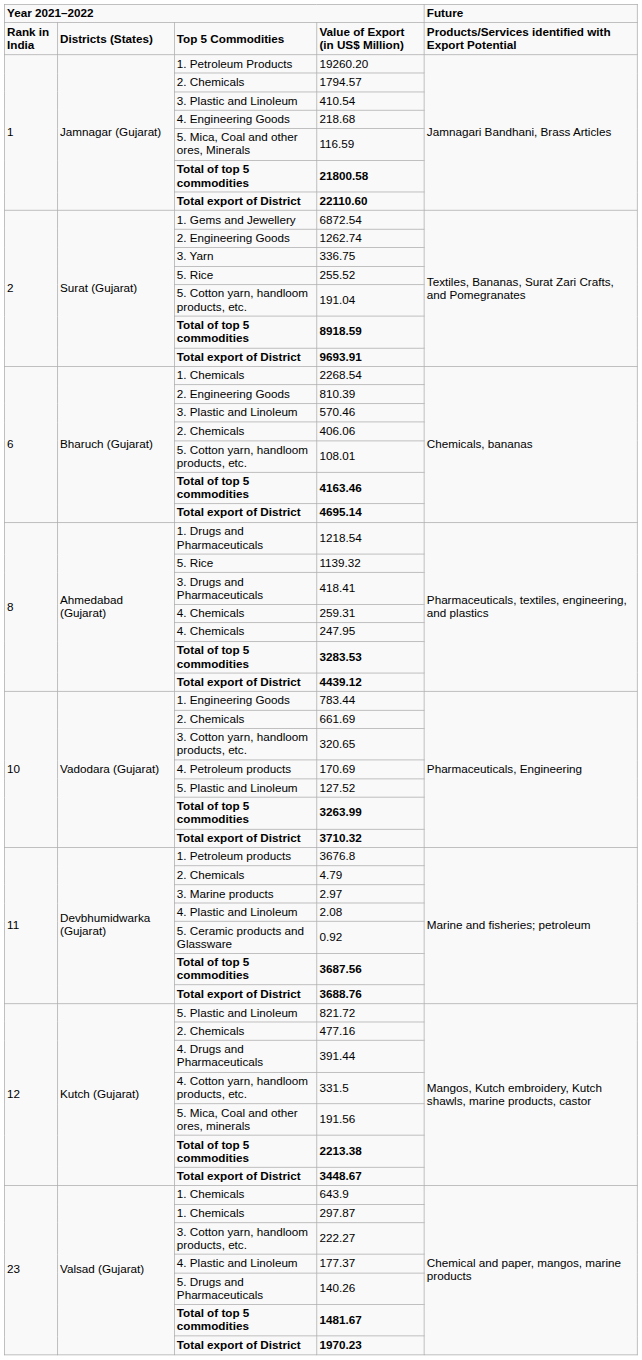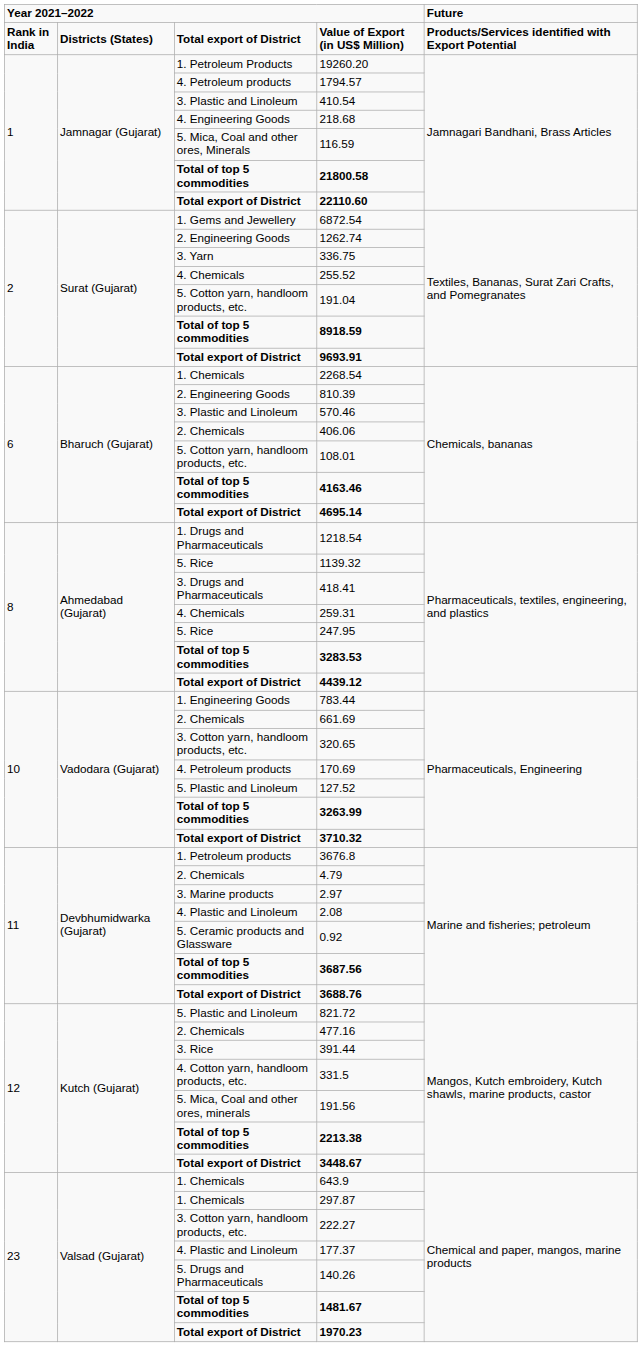(231, 38) Top 5 Commodities -> (239, 38) Total export of District
(211, 82) 2. Chemicals -> (234, 82) 4. Petroleum products
(195, 275) 5. Rice -> (211, 275) 4. Chemicals
(211, 632) 4. Chemicals -> (195, 632) 5. Rice
(220, 1056) 4. Drugs and Pharmaceuticals -> (195, 1049) 3. Rice
